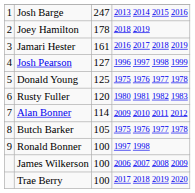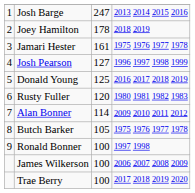(151, 46) 2016 2017 2018 2019 -> (151, 46) 1975 1976 1977 1978
(151, 79) 1975 1976 1977 1978 -> (151, 79) 2016 2017 2018 2019
